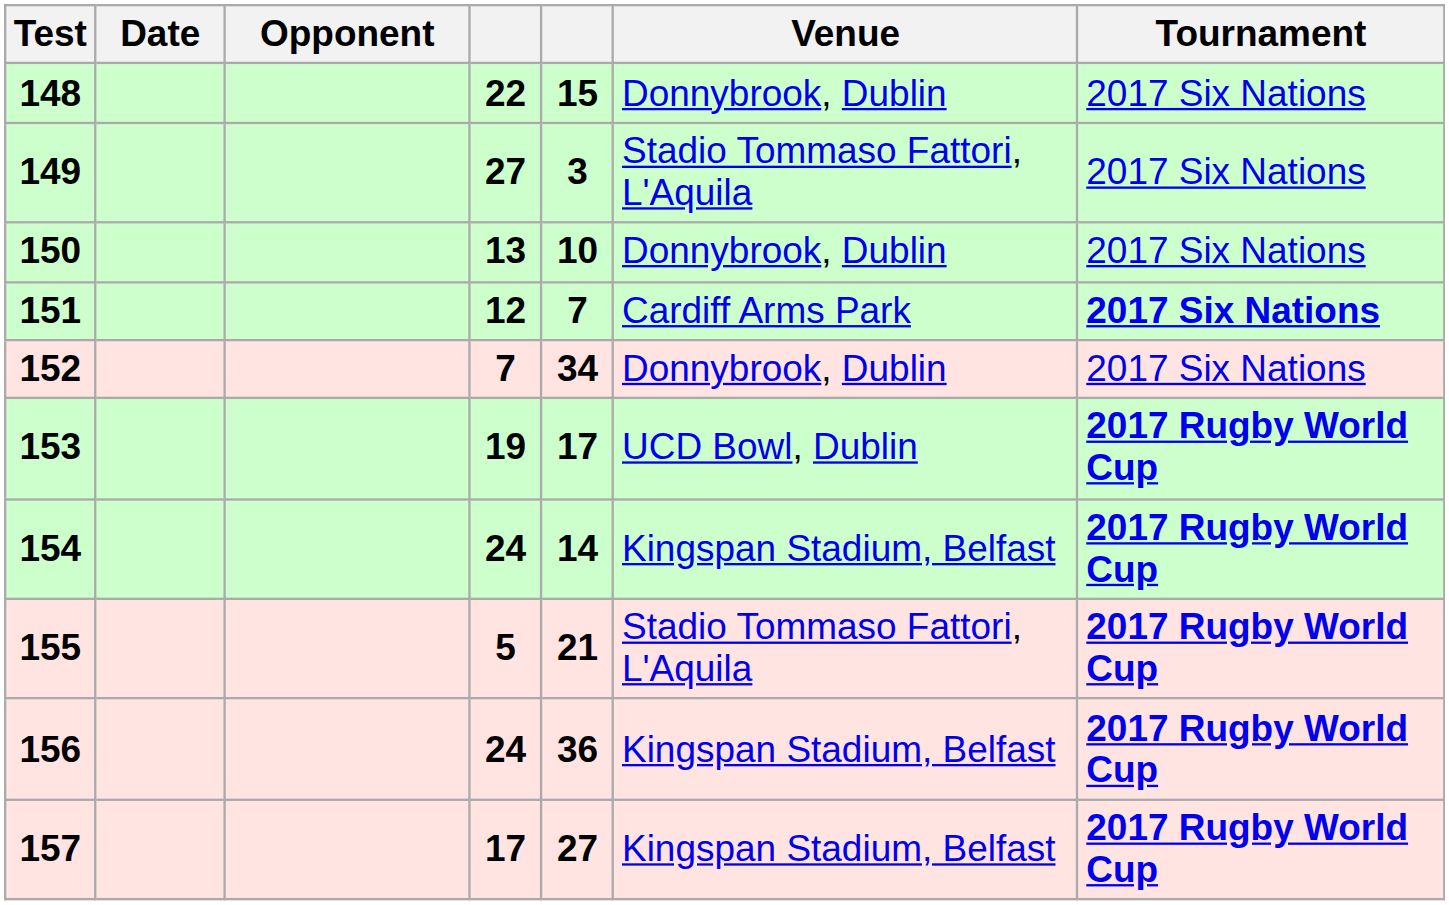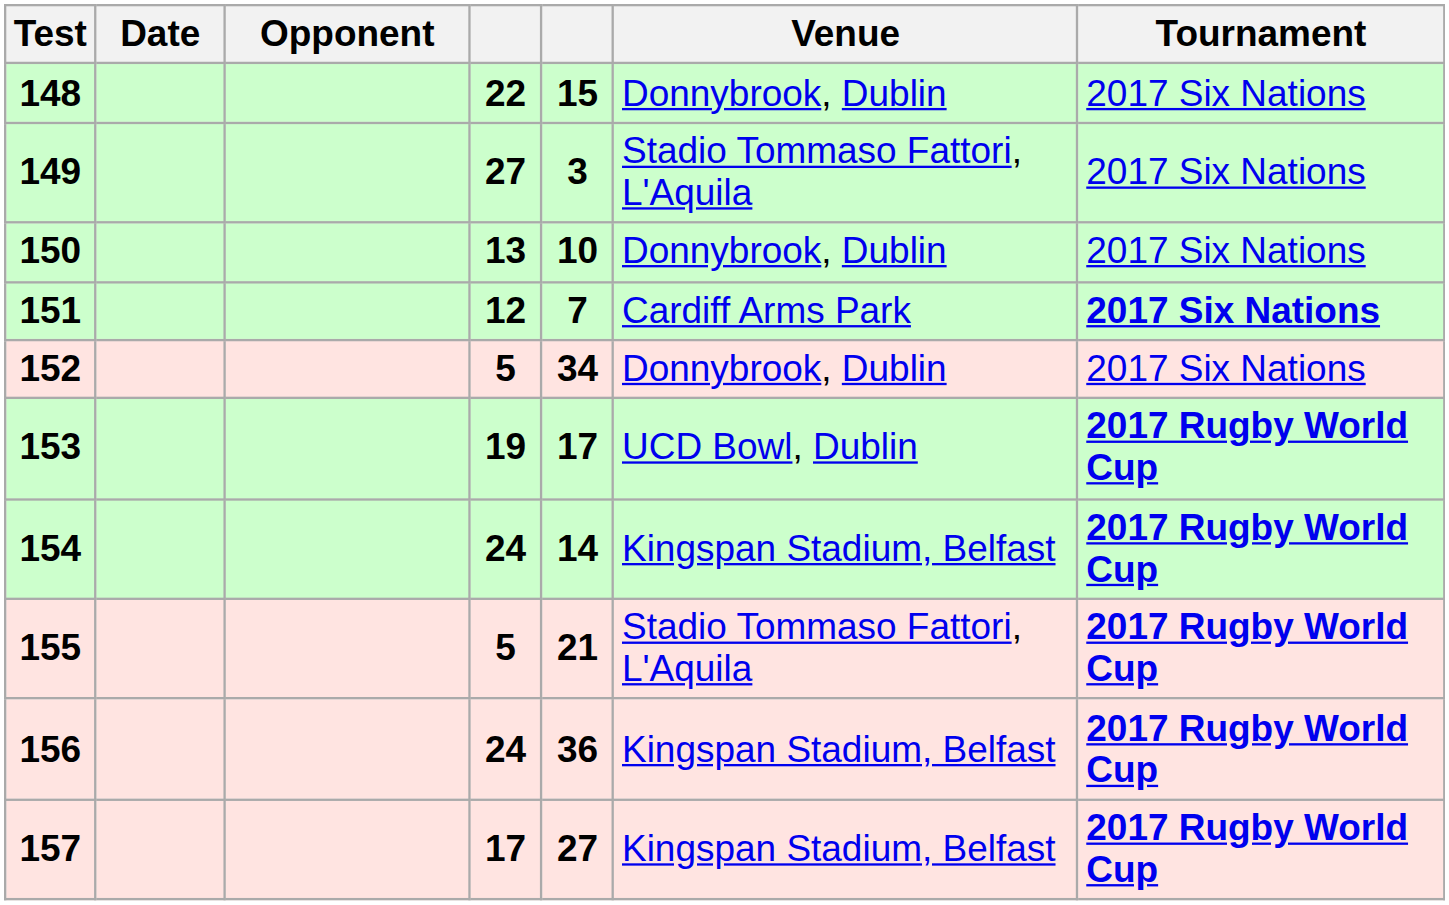(506, 368) 7 -> (506, 368) 5
